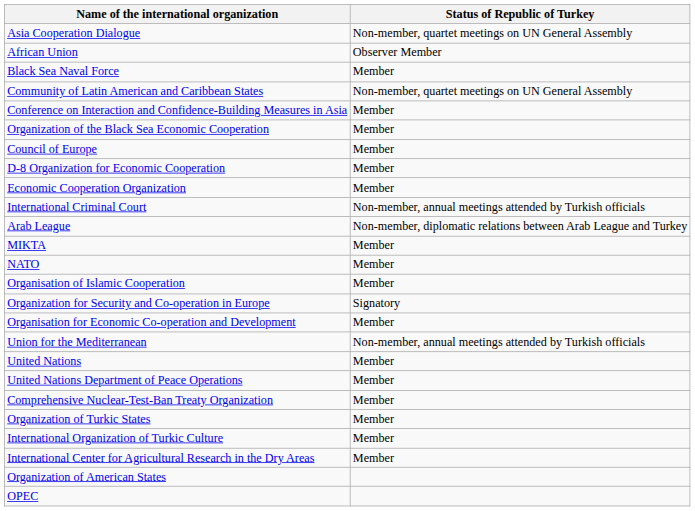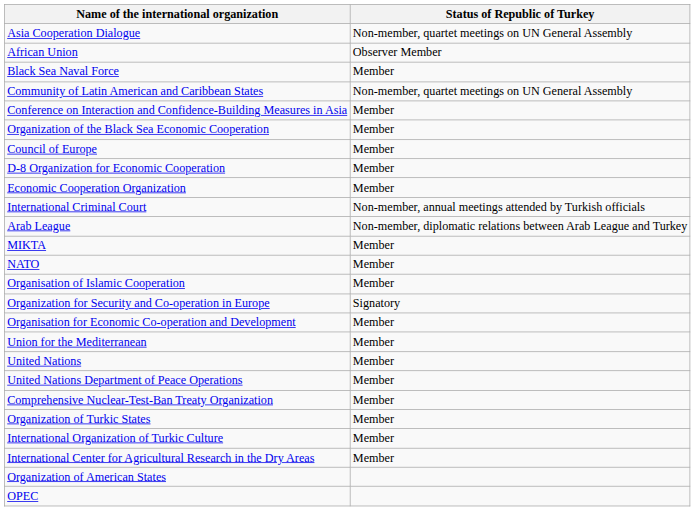(499, 341) Non-member, annual meetings attended by Turkish officials -> (373, 341) Member
